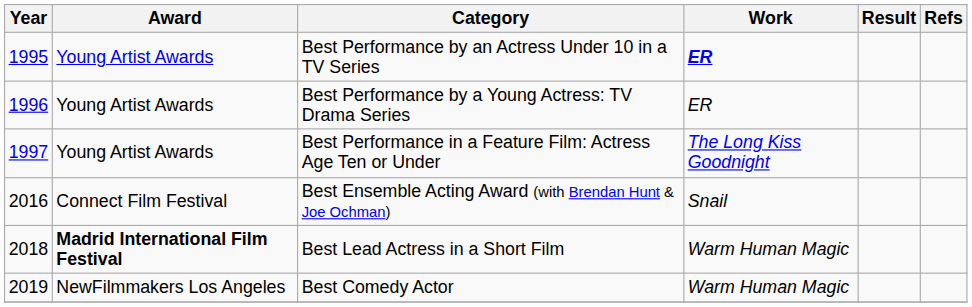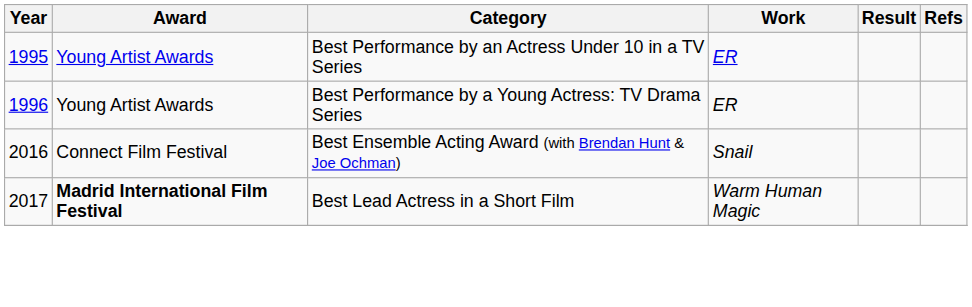(700, 56) bold -> (725, 56) normal
- row: (476, 153)
(28, 249) 2018 -> (28, 201) 2017
- row: (378, 287)
